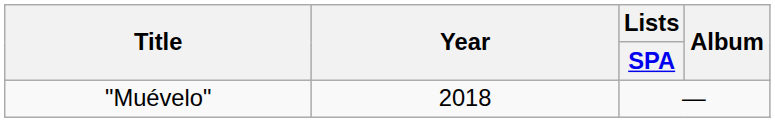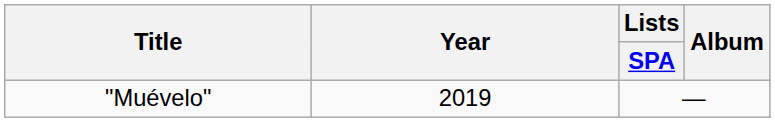(465, 98) 2018 -> (465, 98) 2019
